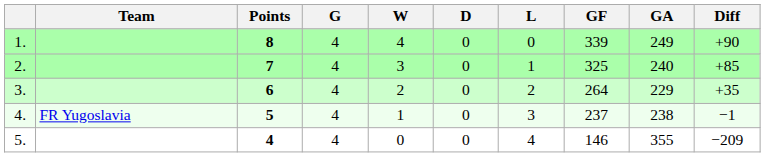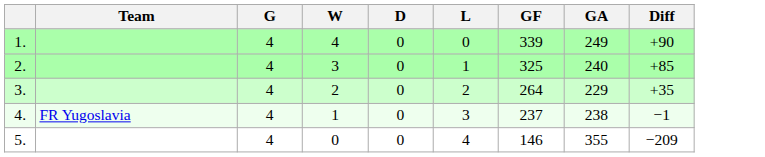- column: (270, 16)
